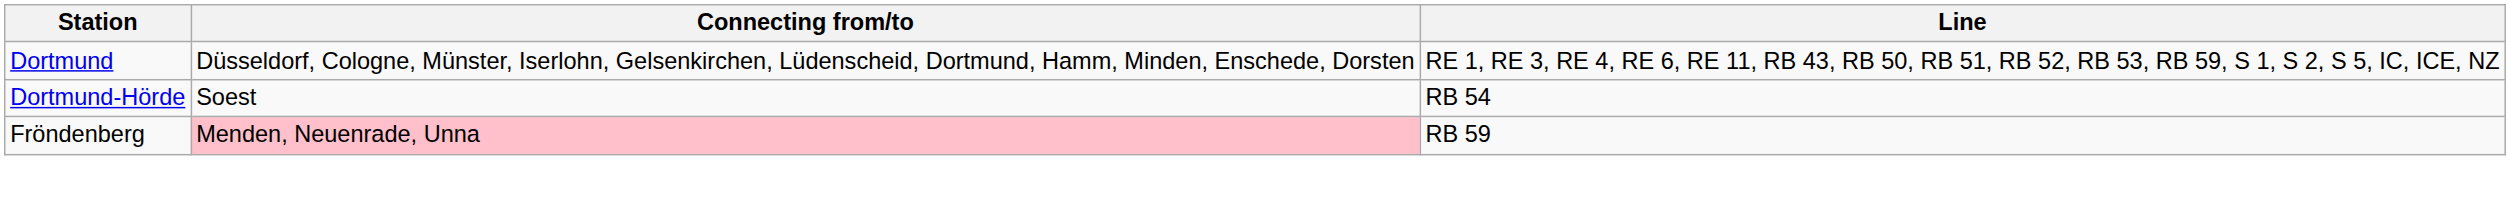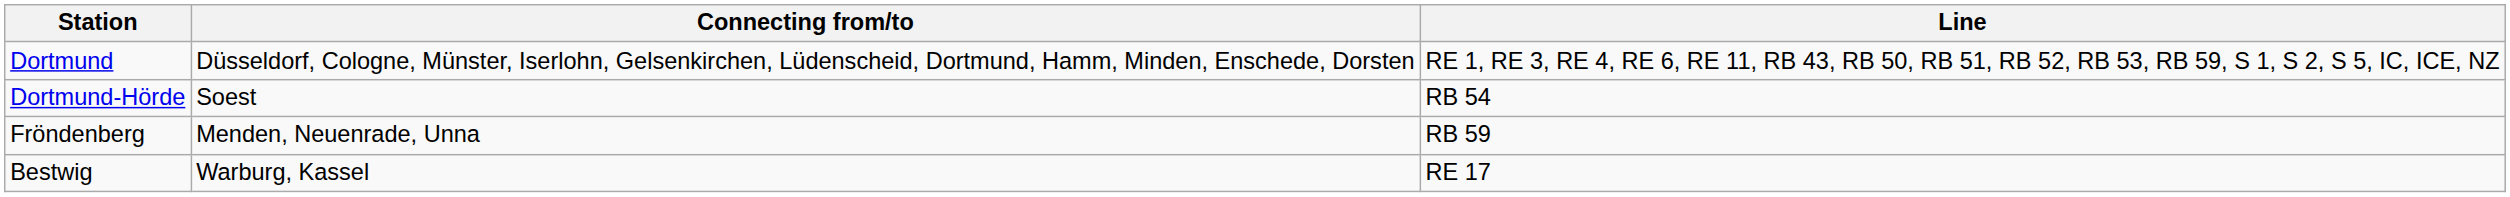(338, 135) pink background -> (338, 135) no background
+ row: (51, 172)
